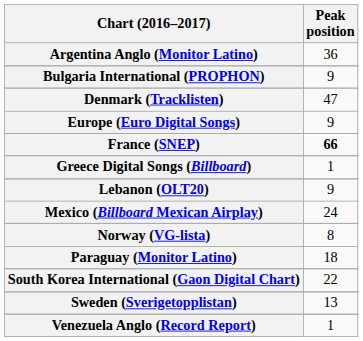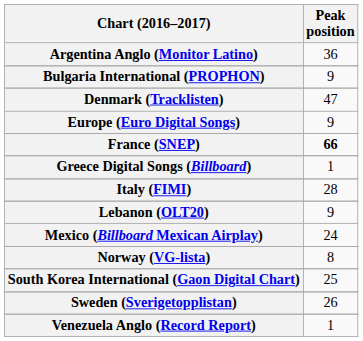+ row: (154, 189)
- row: (154, 257)
(331, 280) 22 -> (331, 280) 25
(331, 302) 13 -> (331, 302) 26
